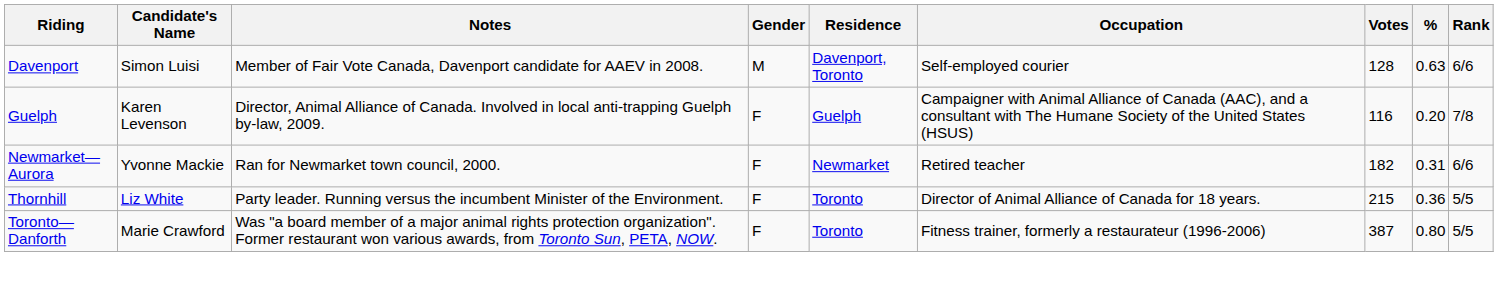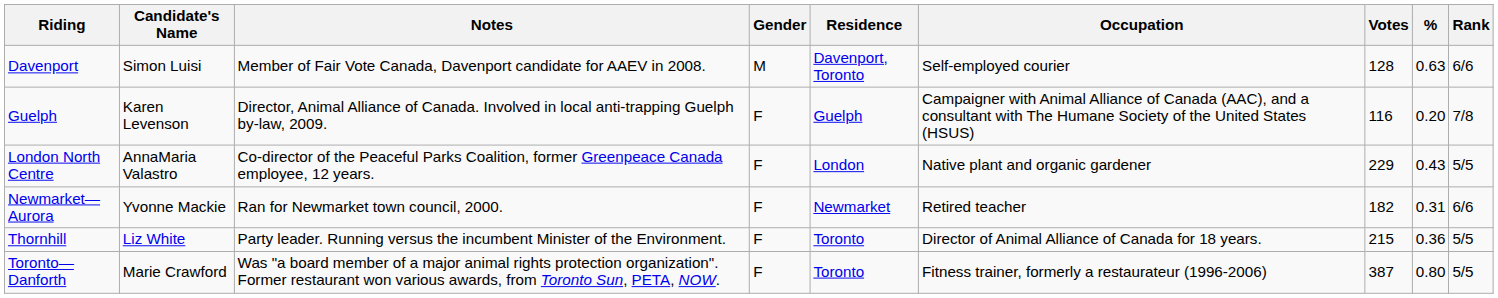+ row: (54, 165)
